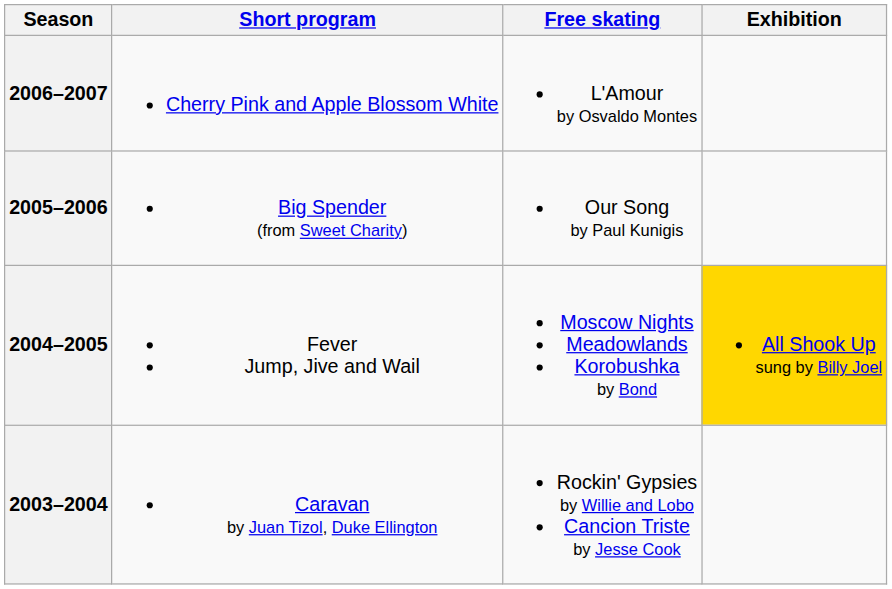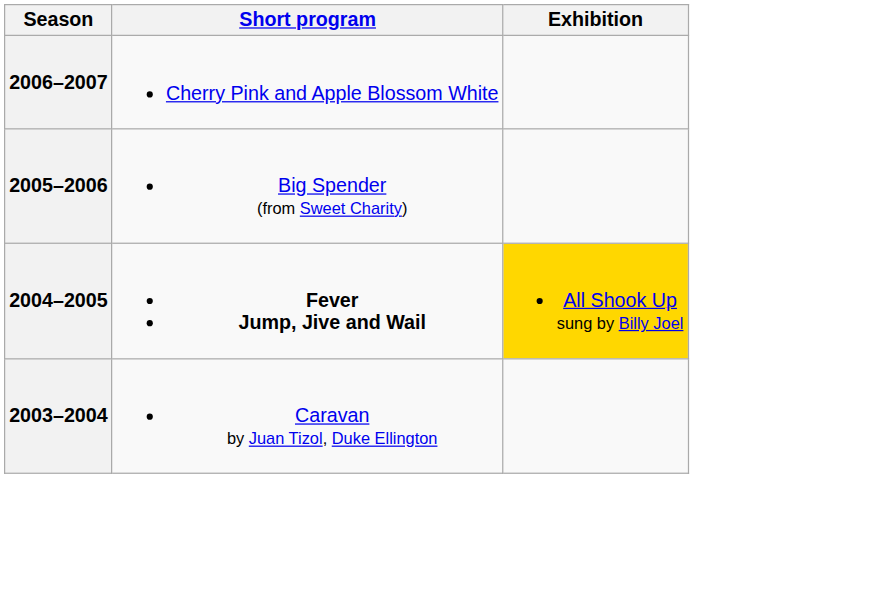- column: (602, 20)
(308, 356) normal -> (308, 312) bold
